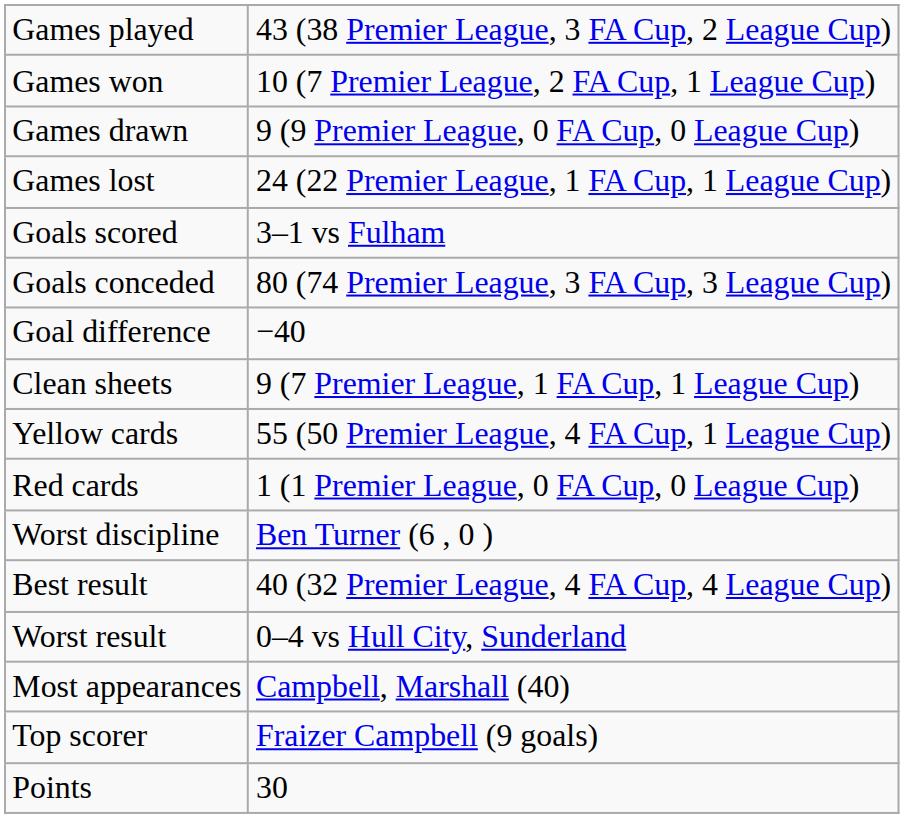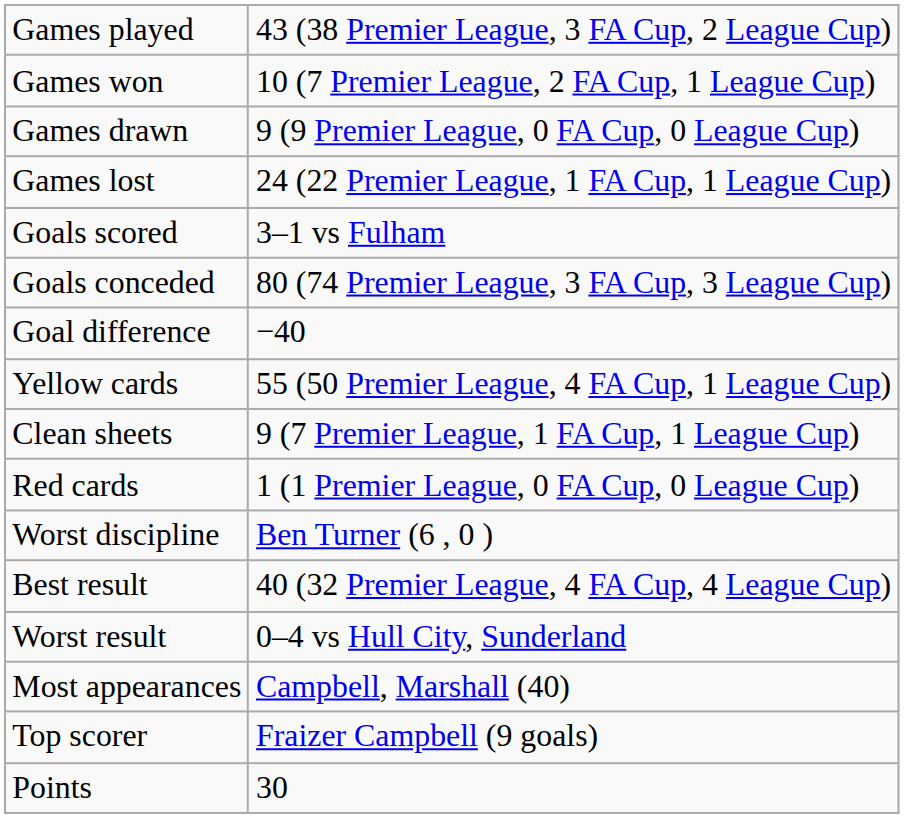rows swapped: (92, 383) <-> (95, 433)
